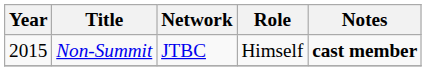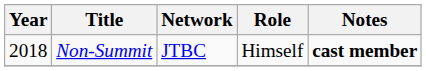(28, 50) 2015 -> (28, 50) 2018
